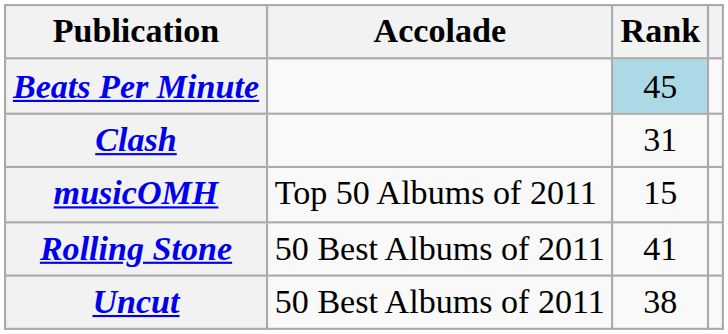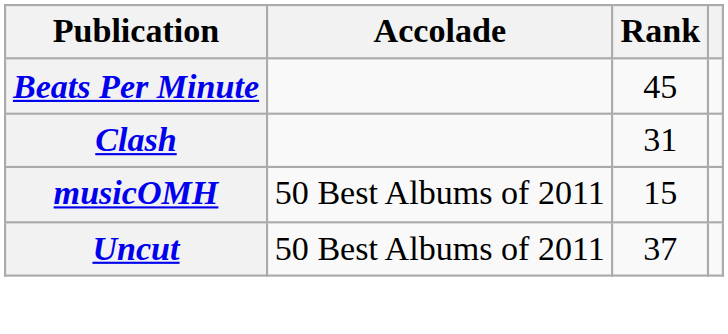(660, 85) lightblue background -> (660, 85) no background
(436, 193) Top 50 Albums of 2011 -> (440, 193) 50 Best Albums of 2011
- row: (136, 247)
(660, 301) 38 -> (660, 247) 37
